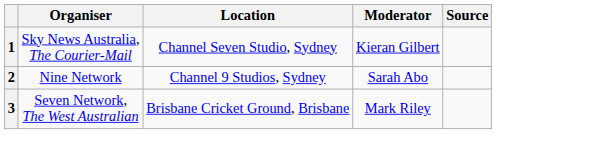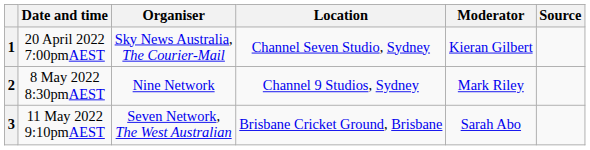+ column: (65, 15)
(398, 77) Sarah Abo -> (491, 85) Mark Riley
(398, 108) Mark Riley -> (491, 124) Sarah Abo
